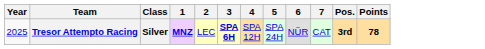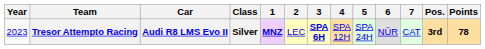+ column: (185, 11)
(17, 31) 2025 -> (17, 31) 2023
